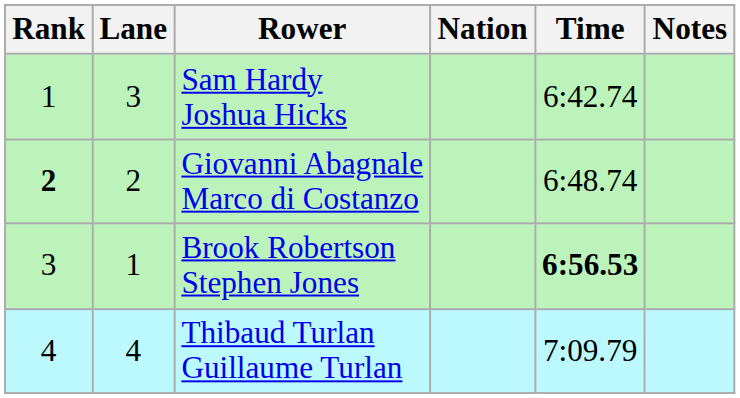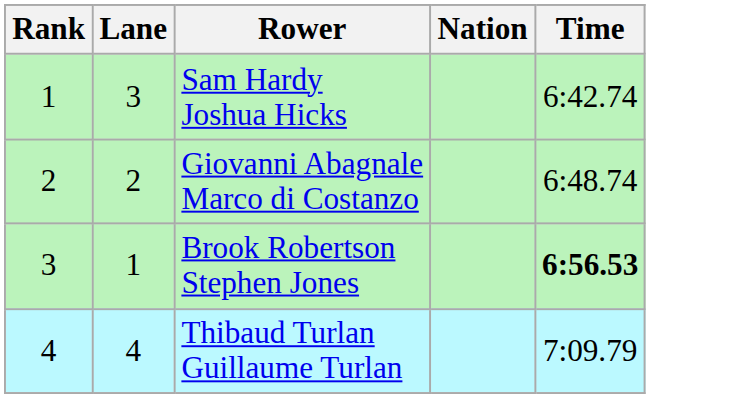- column: (690, 29)
(49, 180) bold -> (49, 180) normal
